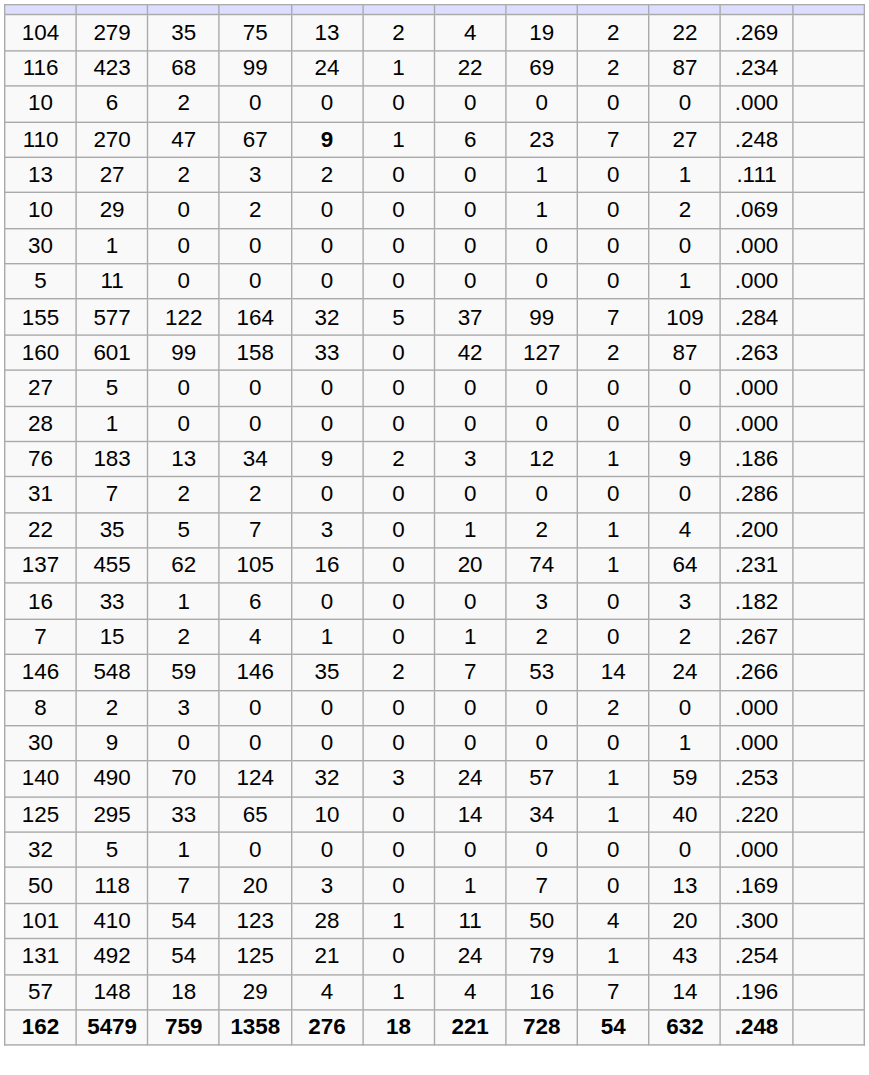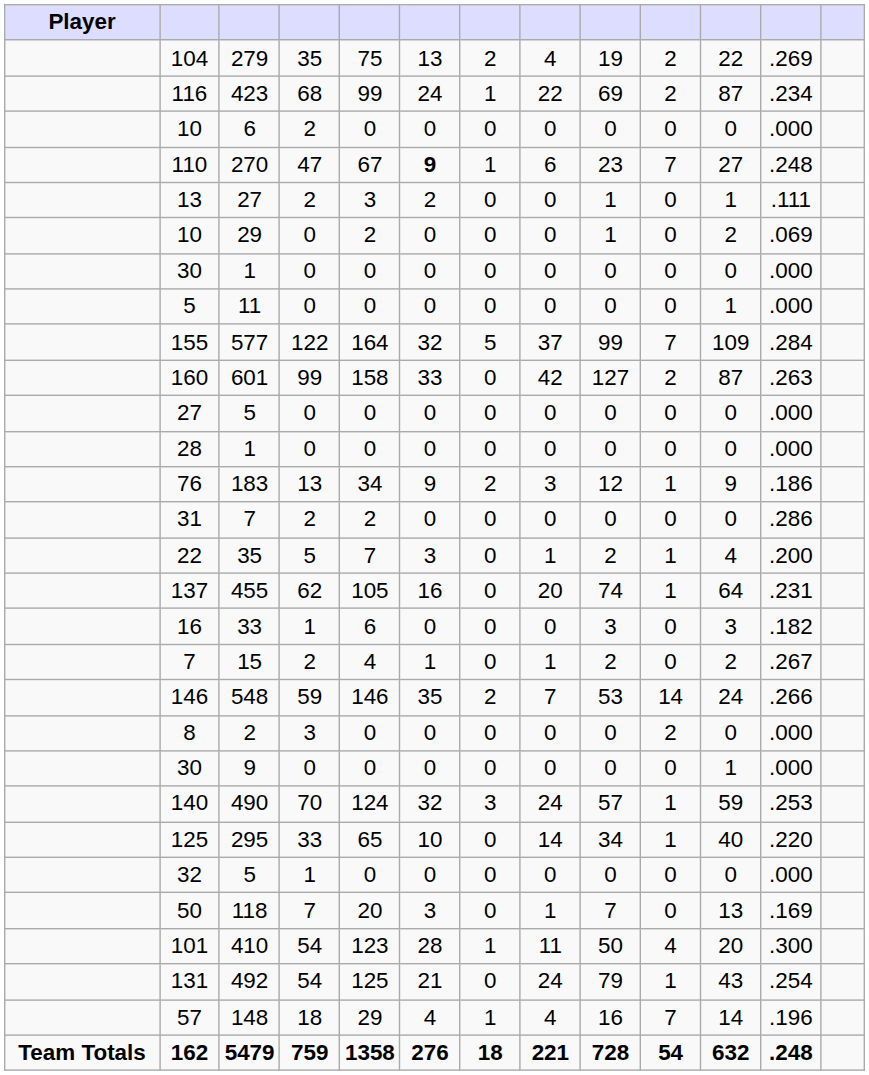+ column: (82, 22)
